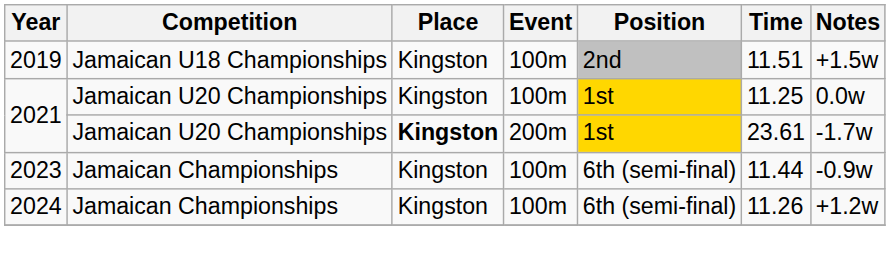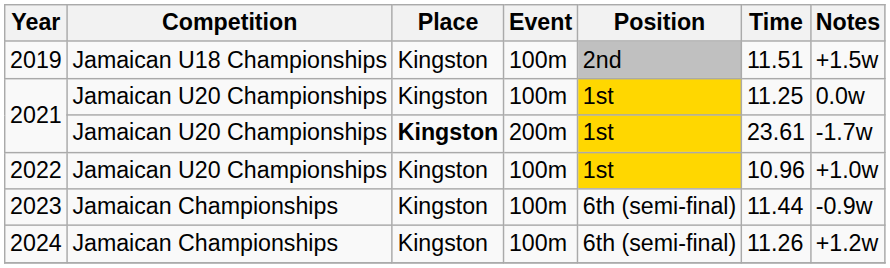+ row: (36, 170)
